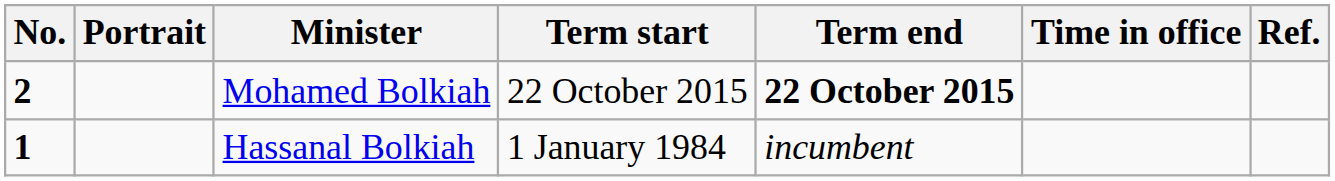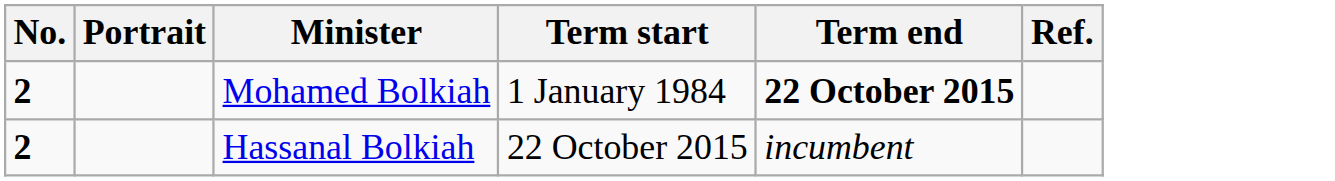- column: (1136, 32)
(627, 89) 22 October 2015 -> (616, 89) 1 January 1984
(22, 146) 1 -> (22, 146) 2
(616, 146) 1 January 1984 -> (627, 146) 22 October 2015
